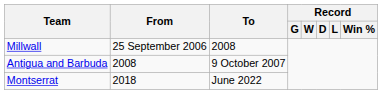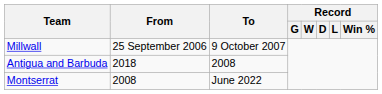(224, 47) 2008 -> (249, 47) 9 October 2007
(124, 64) 2008 -> (124, 64) 2018
(249, 64) 9 October 2007 -> (224, 64) 2008
(124, 81) 2018 -> (124, 81) 2008
